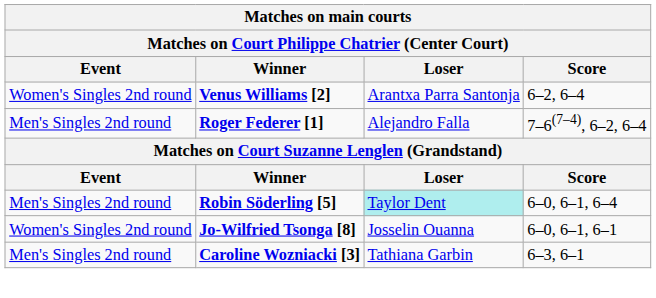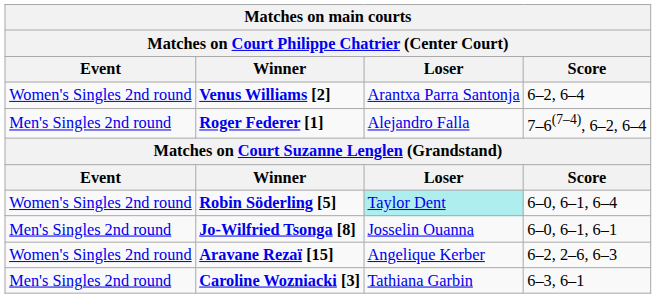(90, 203) Men's Singles 2nd round -> (100, 203) Women's Singles 2nd round
(100, 228) Women's Singles 2nd round -> (90, 228) Men's Singles 2nd round
+ row: (266, 254)
